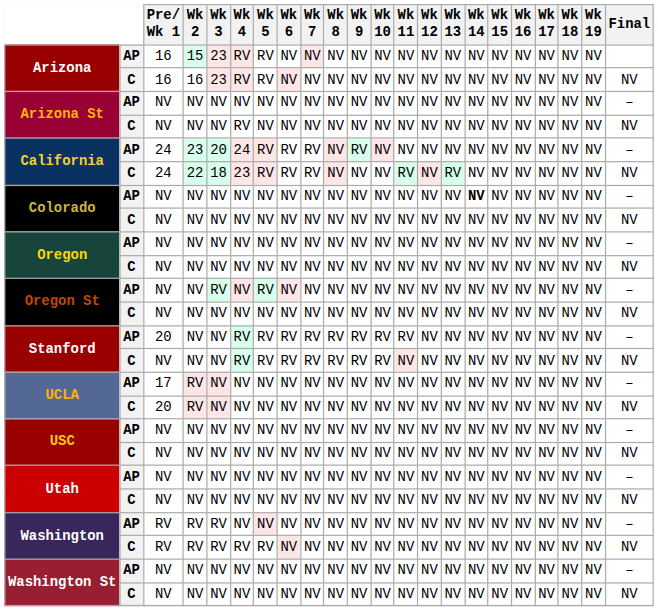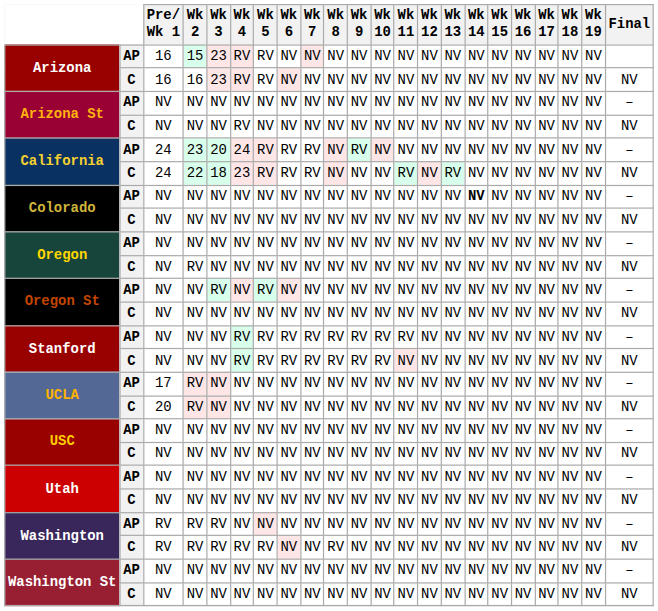(195, 267) NV -> (195, 267) RV
(163, 337) 20 -> (163, 337) NV
(336, 547) NV -> (336, 547) RV
